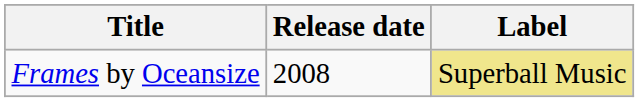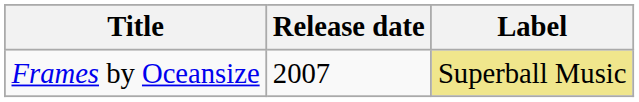(301, 72) 2008 -> (301, 72) 2007
